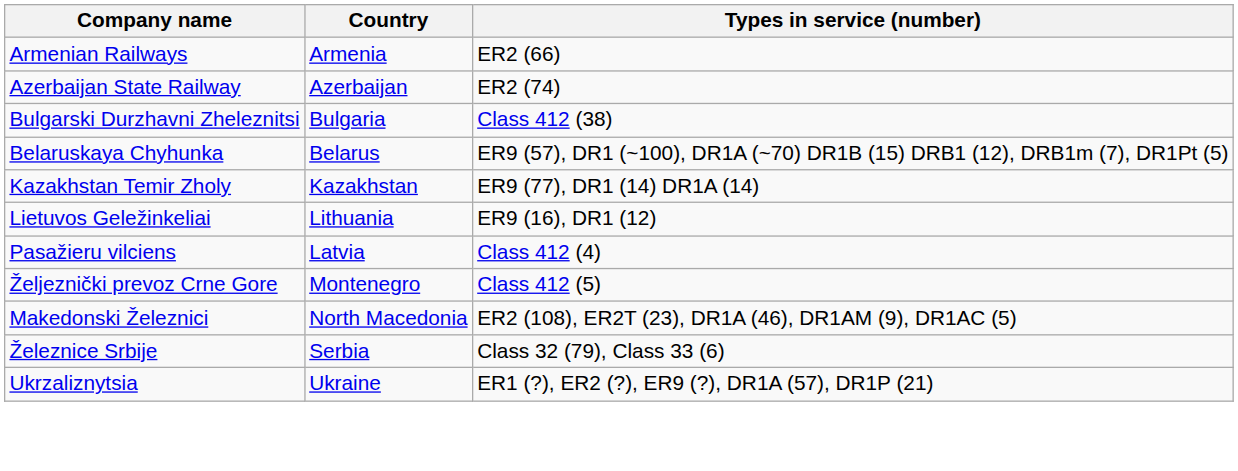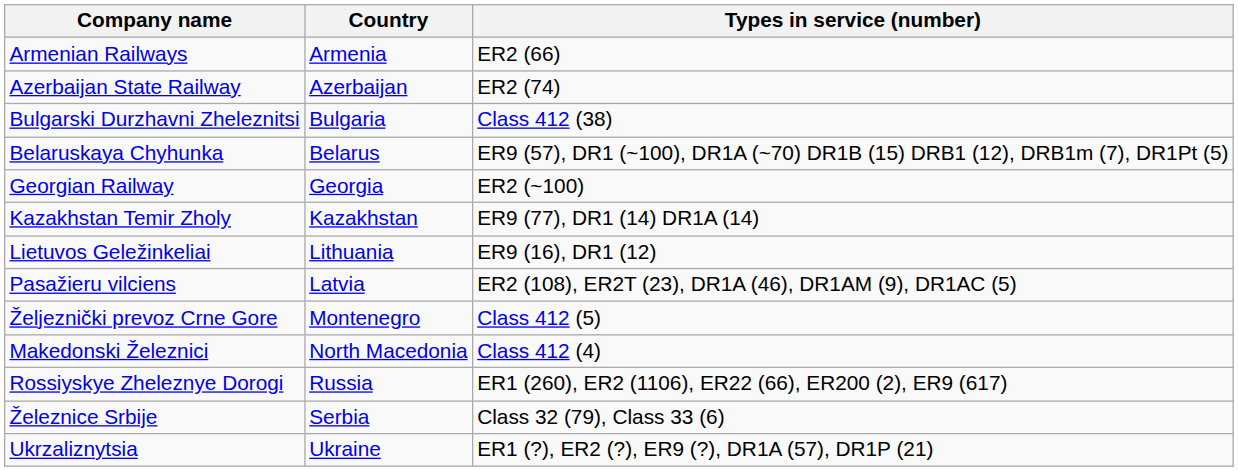+ row: (92, 185)
(539, 251) Class 412 (4) -> (747, 284) ER2 (108), ER2T (23), DR1A (46), DR1AM (9), DR1AC (5)
(747, 317) ER2 (108), ER2T (23), DR1A (46), DR1AM (9), DR1AC (5) -> (539, 350) Class 412 (4)
+ row: (146, 383)
